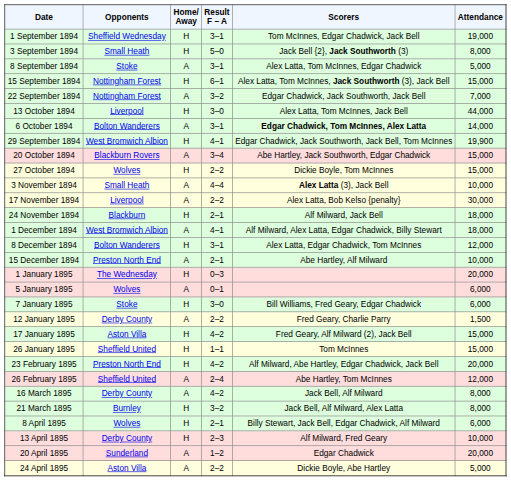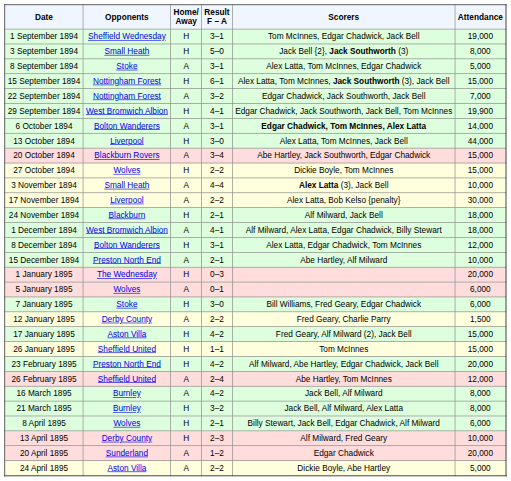rows swapped: (44, 141) <-> (44, 111)
(127, 394) Derby County -> (127, 394) Burnley
